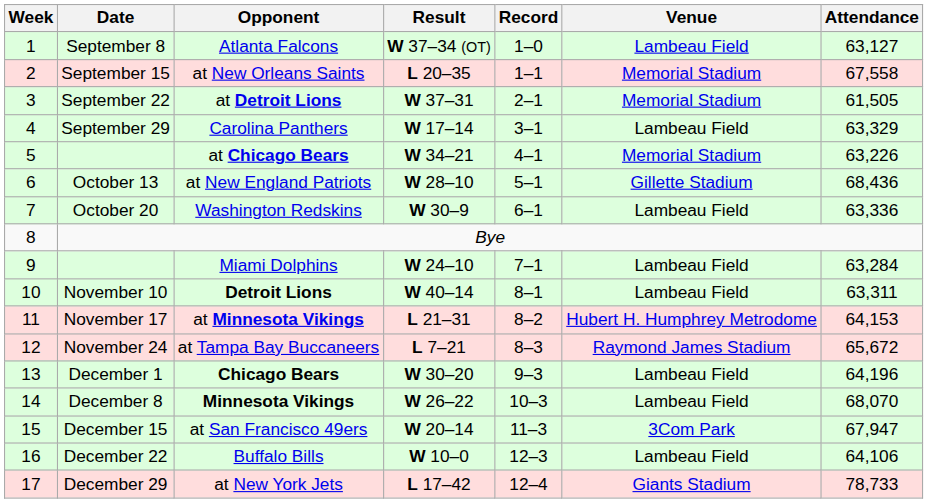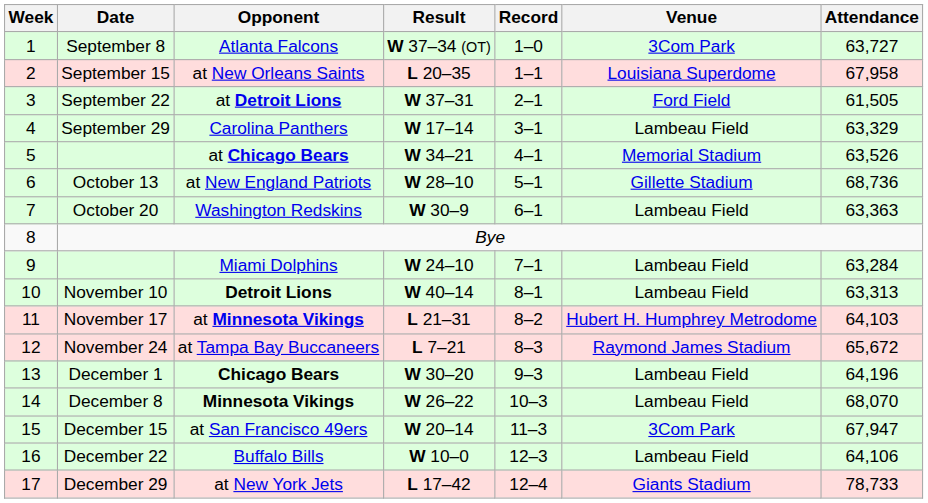(692, 45) Lambeau Field -> (692, 45) 3Com Park
(872, 45) 63,127 -> (872, 45) 63,727
(692, 73) Memorial Stadium -> (692, 73) Louisiana Superdome
(872, 73) 67,558 -> (872, 73) 67,958
(692, 100) Memorial Stadium -> (692, 100) Ford Field
(872, 155) 63,226 -> (872, 155) 63,526
(872, 182) 68,436 -> (872, 182) 68,736
(872, 210) 63,336 -> (872, 210) 63,363
(872, 292) 63,311 -> (872, 292) 63,313
(872, 319) 64,153 -> (872, 319) 64,103
